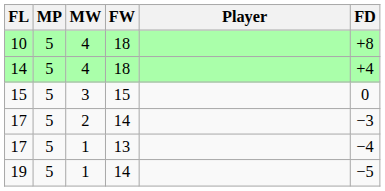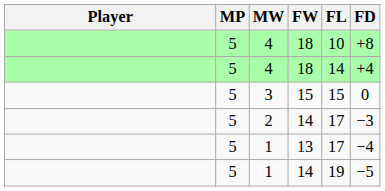columns swapped: (245, 17) <-> (19, 17)
